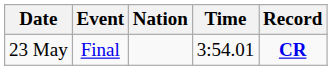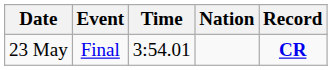columns swapped: (160, 19) <-> (225, 19)
